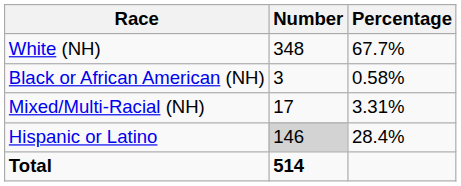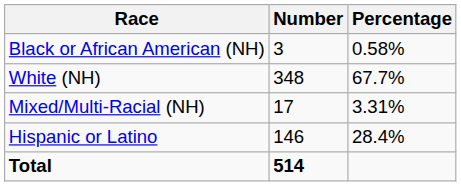rows swapped: (55, 48) <-> (137, 78)
(289, 136) lightgrey background -> (289, 136) no background
